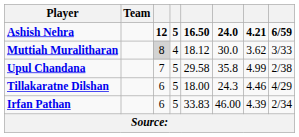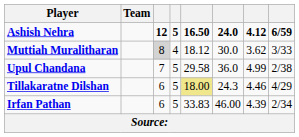(256, 31) 4.21 -> (256, 31) 4.12
(228, 68) 35.8 -> (228, 68) 36.0
(197, 86) no background -> (197, 86) khaki background
